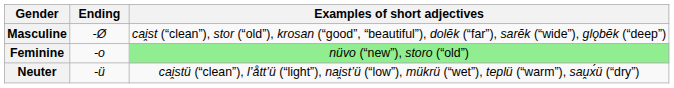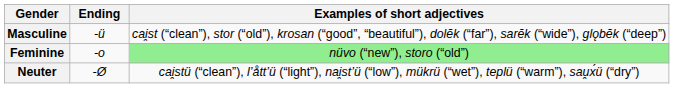(99, 33) -Ø -> (99, 33) -ü
(99, 72) -ü -> (99, 72) -Ø
